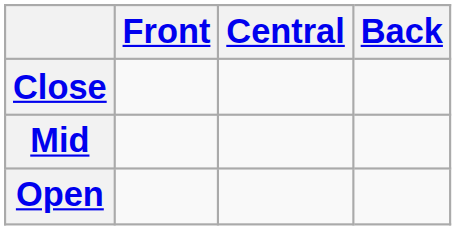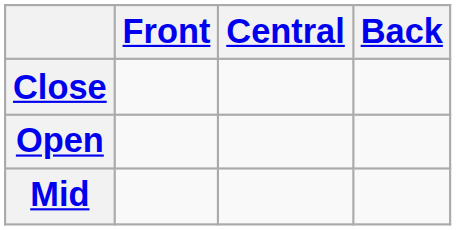rows swapped: (60, 140) <-> (60, 195)
